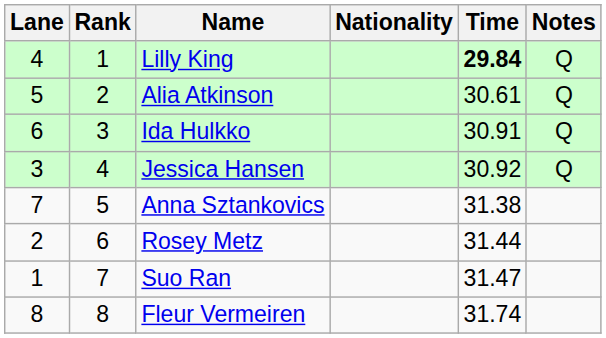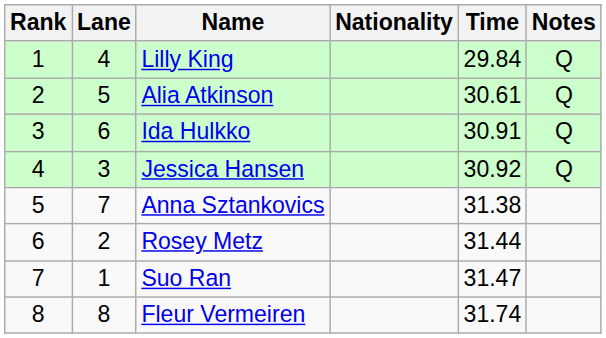columns swapped: (103, 22) <-> (37, 22)
(492, 59) bold -> (492, 59) normal
